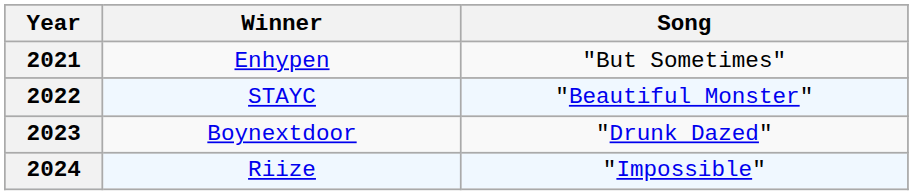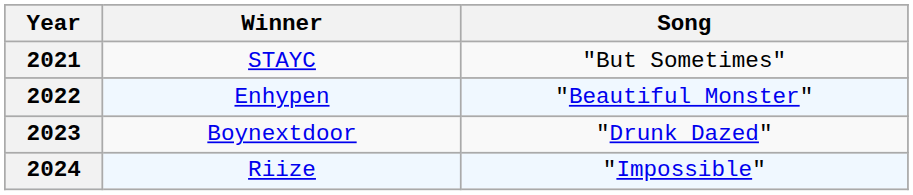(282, 60) Enhypen -> (282, 60) STAYC
(282, 97) STAYC -> (282, 97) Enhypen
